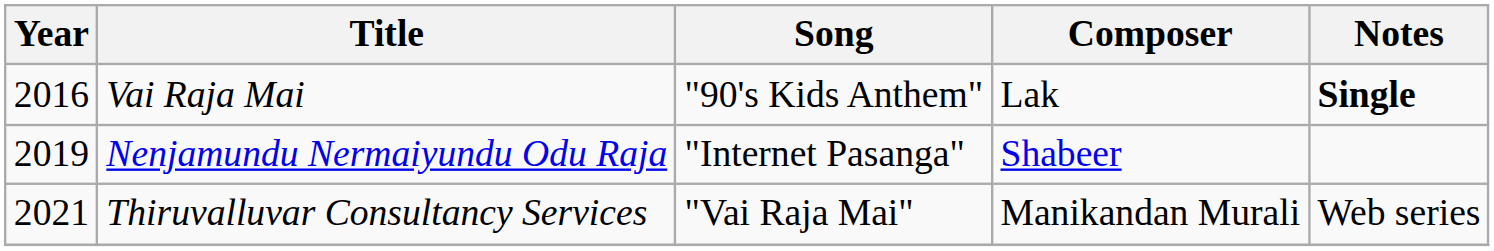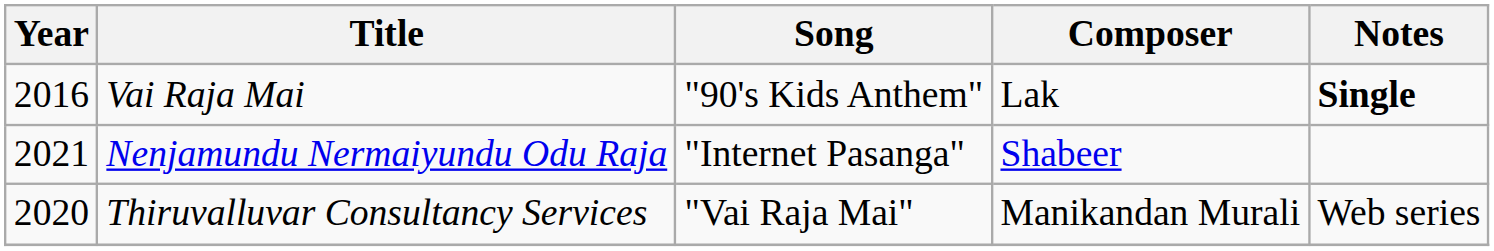(51, 153) 2019 -> (51, 153) 2021
(51, 213) 2021 -> (51, 213) 2020
